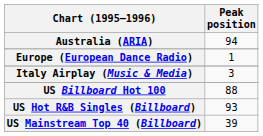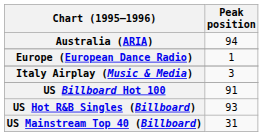(231, 90) 88 -> (231, 90) 91
(231, 124) 39 -> (231, 124) 31
